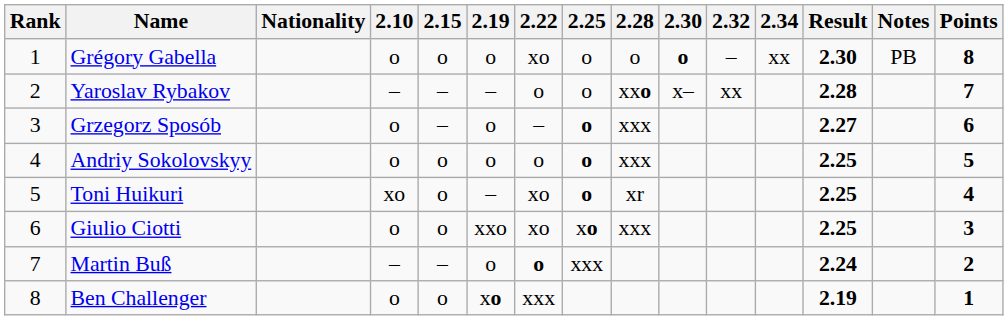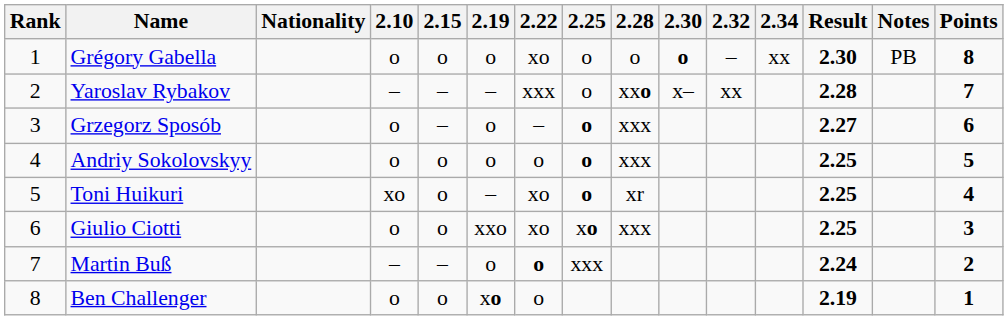(539, 90) o -> (539, 90) xxx
(539, 297) xxx -> (539, 297) o
